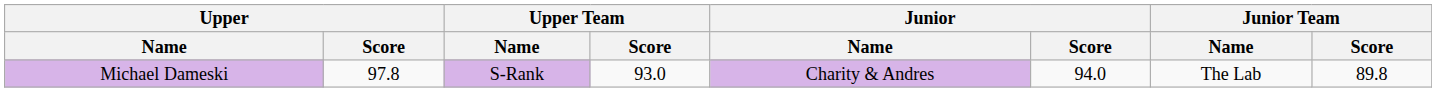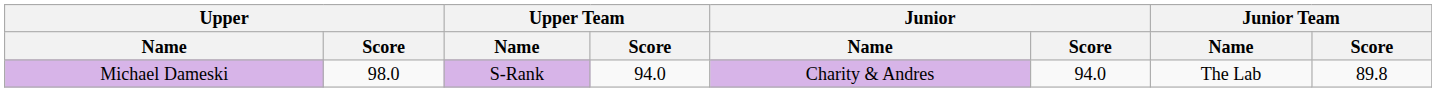(384, 73) 97.8 -> (384, 73) 98.0
(650, 73) 93.0 -> (650, 73) 94.0
